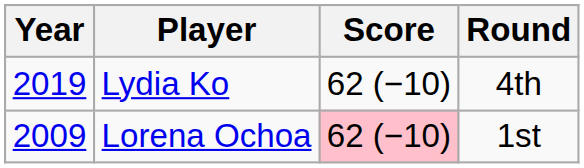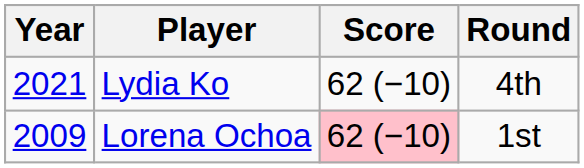(50, 83) 2019 -> (50, 83) 2021
